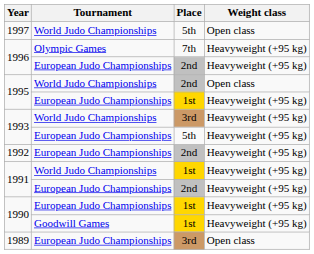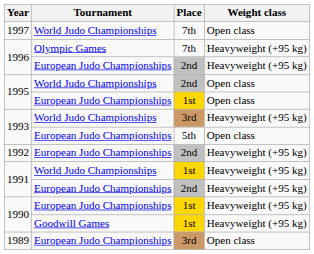(189, 30) 5th -> (189, 30) 7th
(257, 100) Heavyweight (+95 kg) -> (231, 100) Open class
(257, 135) Heavyweight (+95 kg) -> (231, 135) Open class
